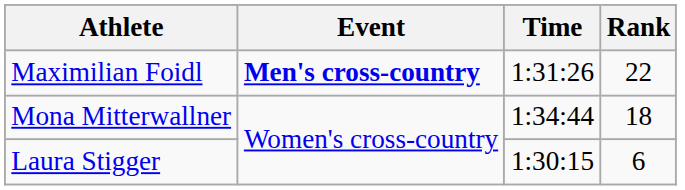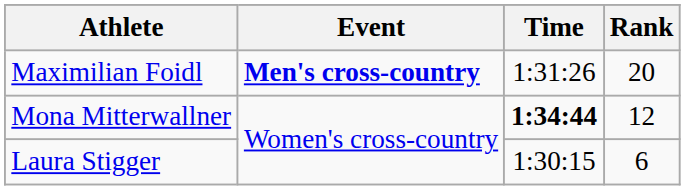(639, 72) 22 -> (642, 72) 20
(552, 117) normal -> (554, 117) bold
(639, 117) 18 -> (642, 117) 12
